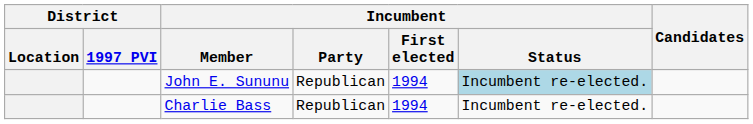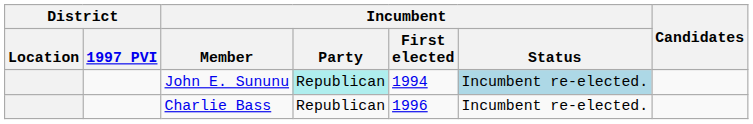(341, 82) no background -> (341, 82) paleturquoise background
(410, 106) 1994 -> (410, 106) 1996
